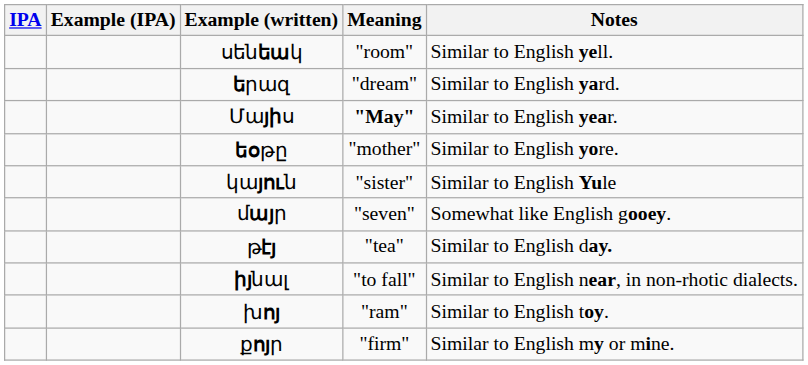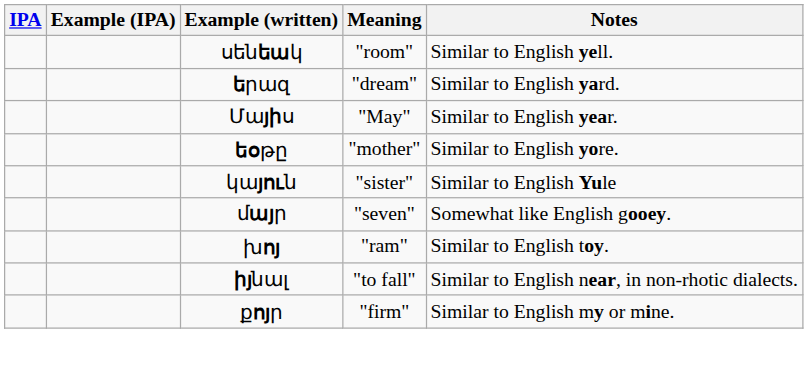(384, 116) bold -> (384, 116) normal
- row: (261, 247)
rows swapped: (261, 279) <-> (261, 312)
